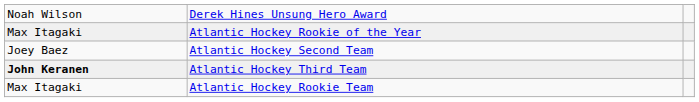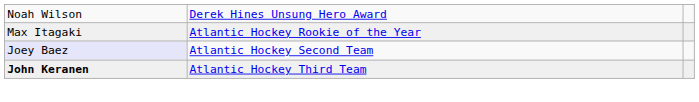(38, 51) no background -> (38, 51) lavender background
- row: (281, 87)
